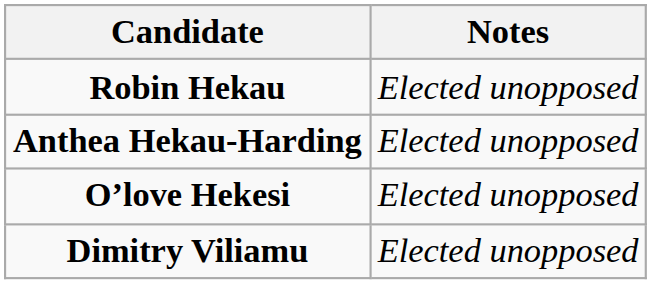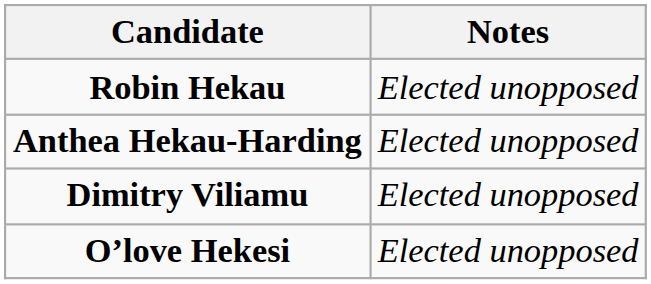rows swapped: (187, 195) <-> (187, 250)
